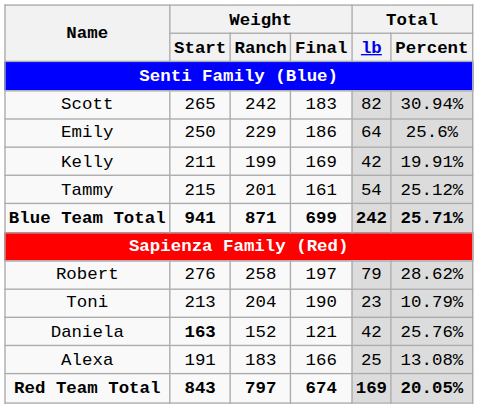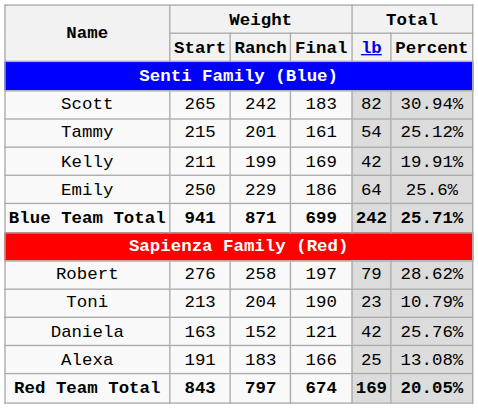rows swapped: (87, 190) <-> (87, 133)
(200, 332) bold -> (200, 332) normal
